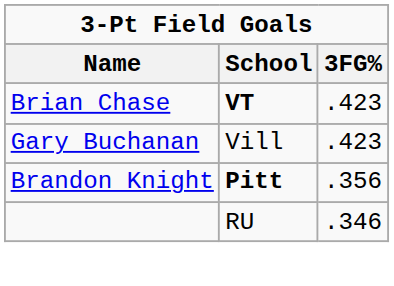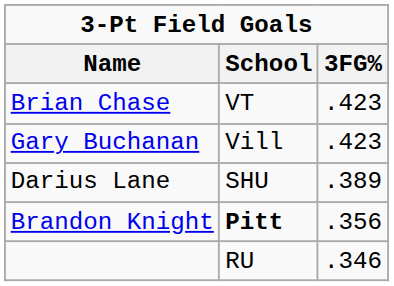(240, 103) bold -> (240, 103) normal
+ row: (91, 182)
